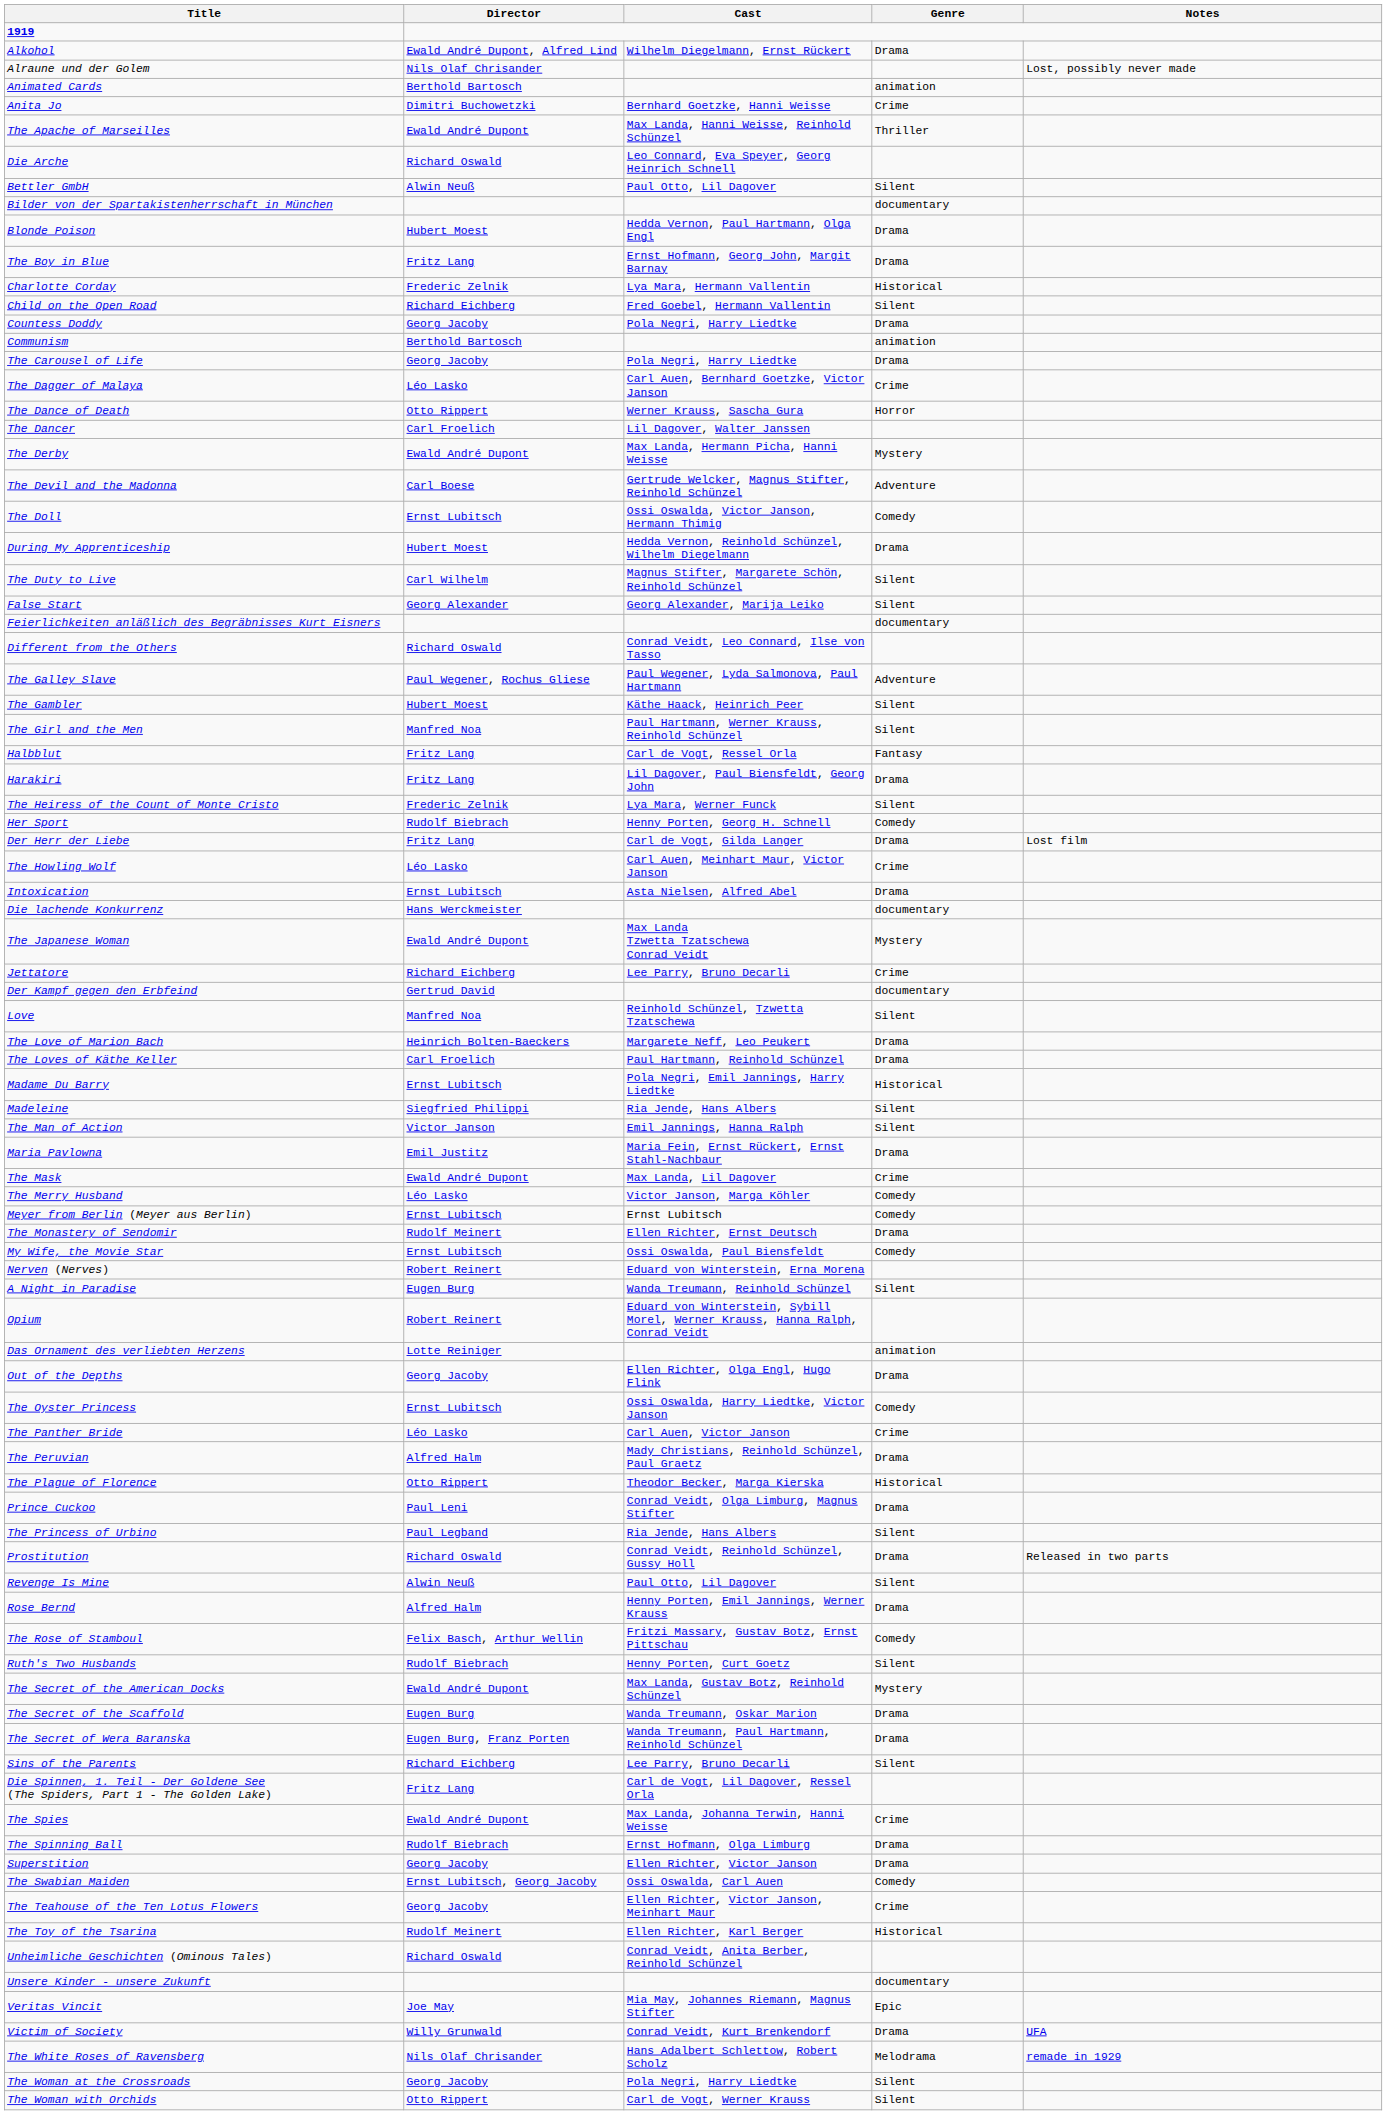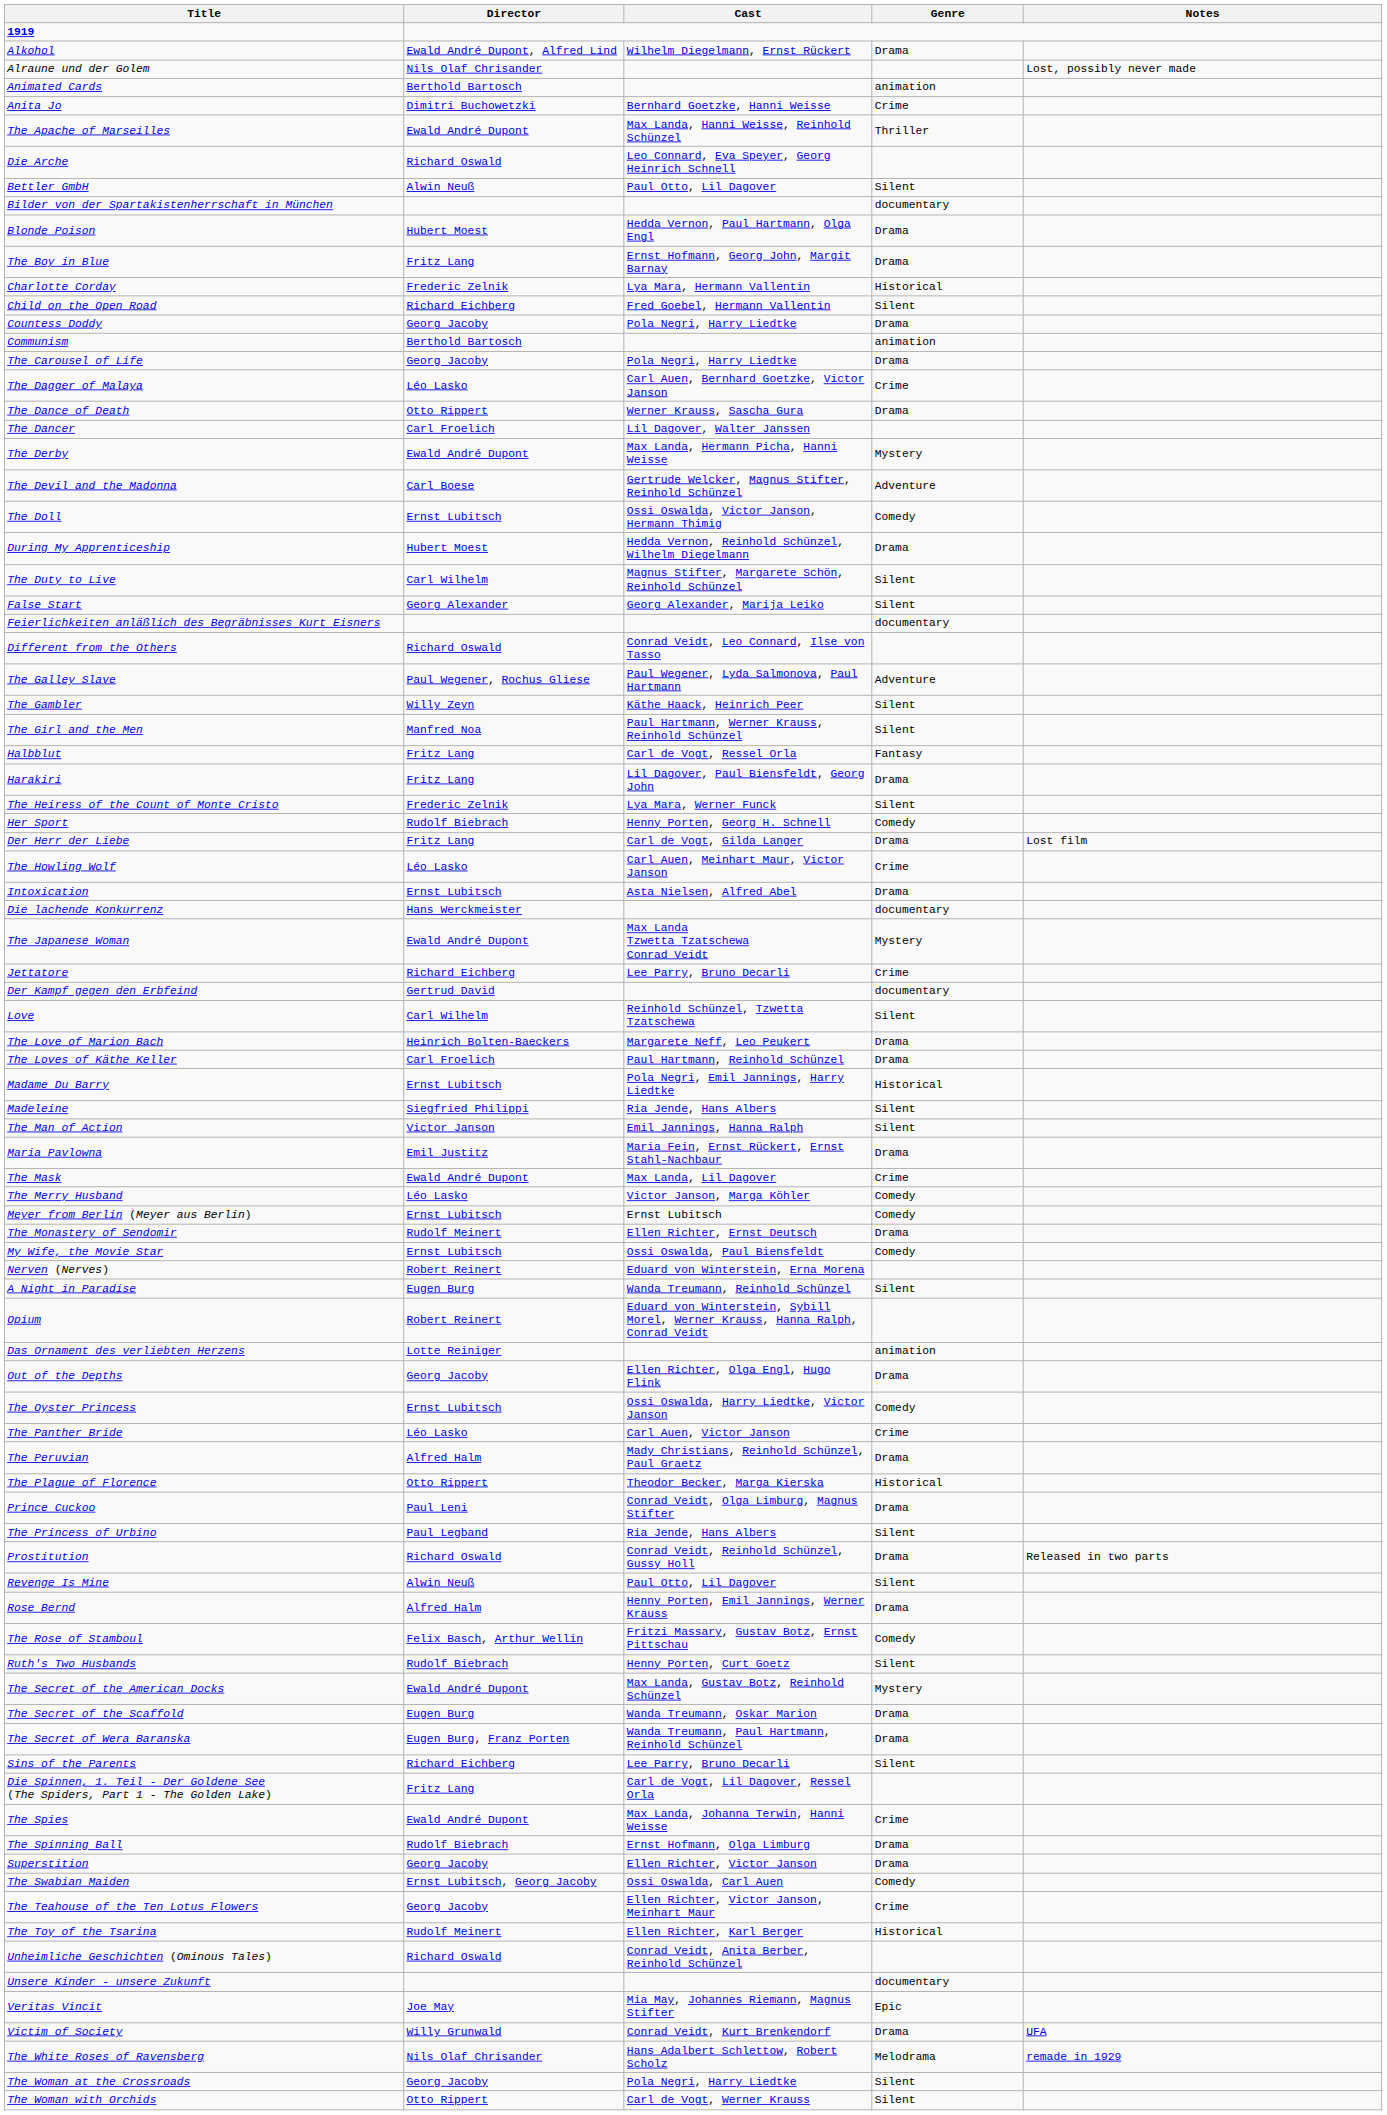(895, 411) Horror -> (892, 411) Drama
(447, 705) Hubert Moest -> (440, 705) Willy Zeyn
(444, 1016) Manfred Noa -> (447, 1016) Carl Wilhelm
